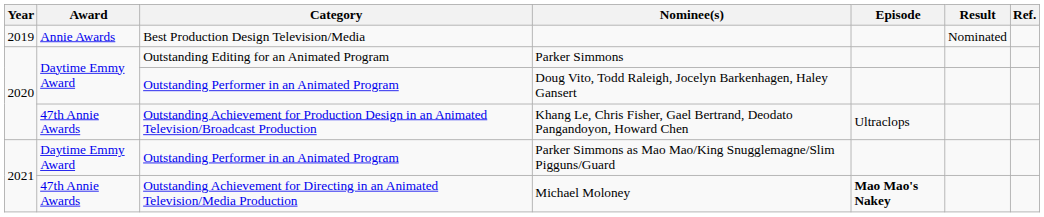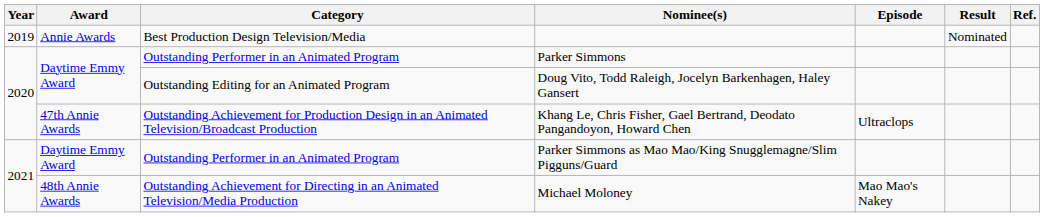(266, 57) Outstanding Editing for an Animated Program -> (271, 57) Outstanding Performer in an Animated Program
(271, 85) Outstanding Performer in an Animated Program -> (267, 85) Outstanding Editing for an Animated Program
(69, 193) 47th Annie Awards -> (69, 193) 48th Annie Awards
(886, 193) bold -> (888, 193) normal
